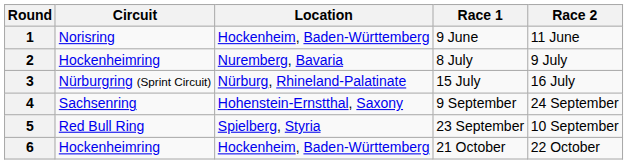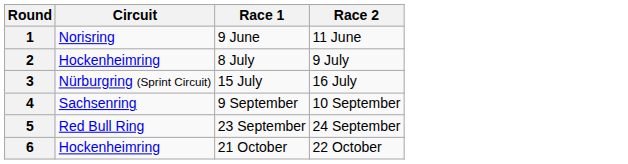- column: (324, 15)
(575, 103) 24 September -> (356, 103) 10 September
(575, 126) 10 September -> (356, 126) 24 September
